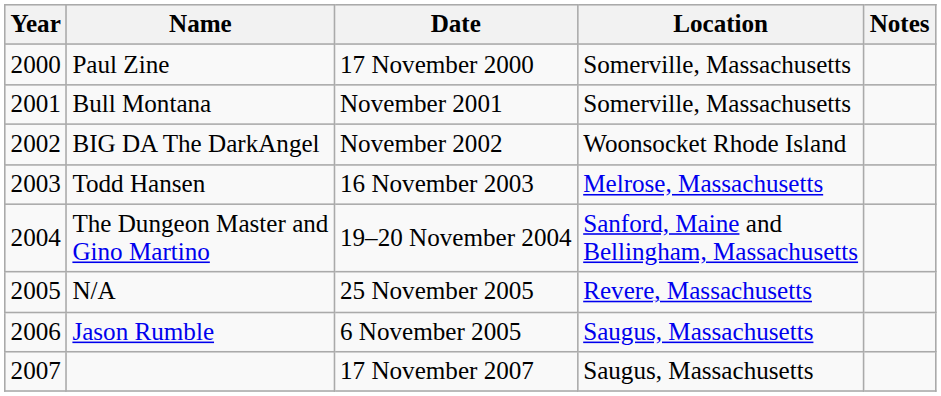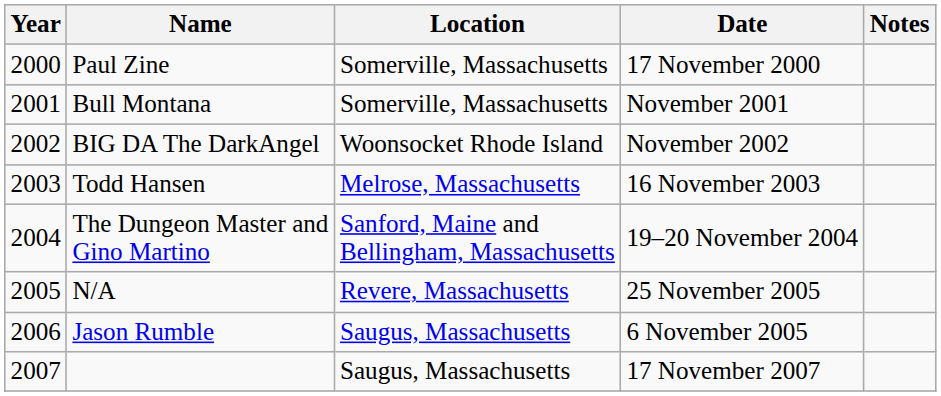columns swapped: (456, 24) <-> (721, 24)
